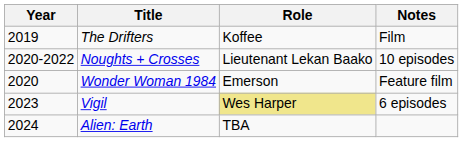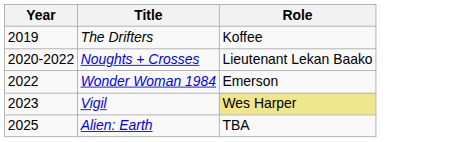- column: (417, 15)
(23, 81) 2020 -> (23, 81) 2022
(23, 125) 2024 -> (23, 125) 2025
